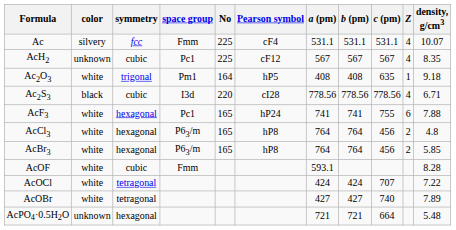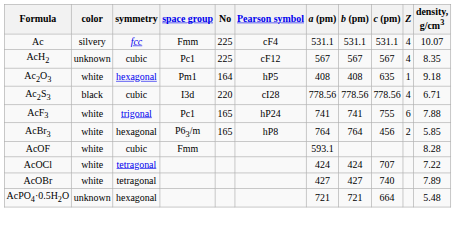(136, 77) trigonal -> (136, 77) hexagonal
(136, 113) hexagonal -> (136, 113) trigonal
- row: (38, 132)
